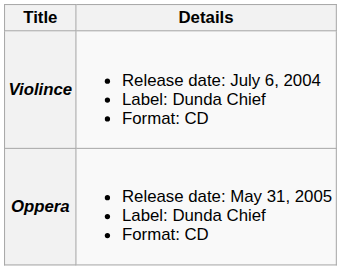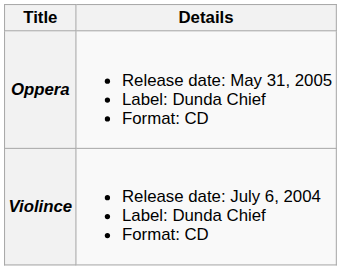rows swapped: (40, 89) <-> (40, 206)
